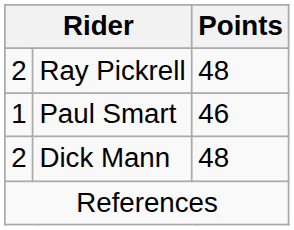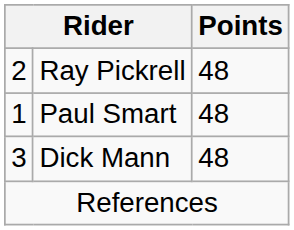(214, 114) 46 -> (214, 114) 48
(19, 158) 2 -> (19, 158) 3
